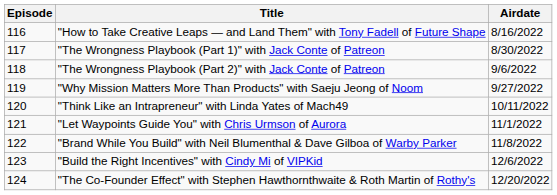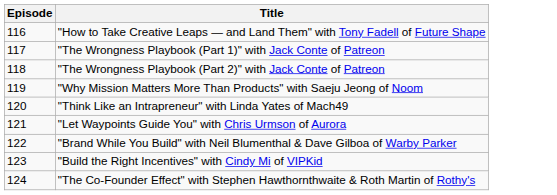- column: (520, 13)
